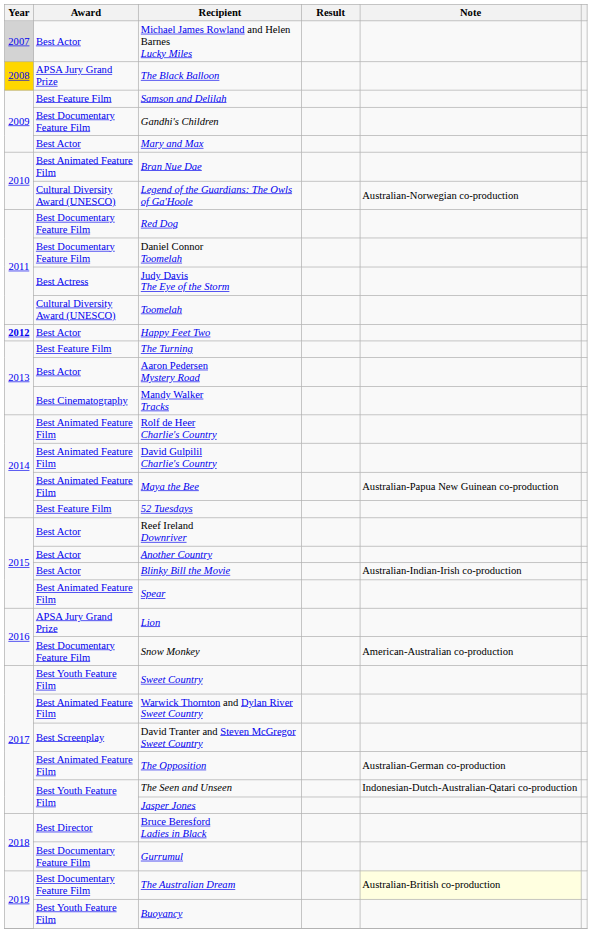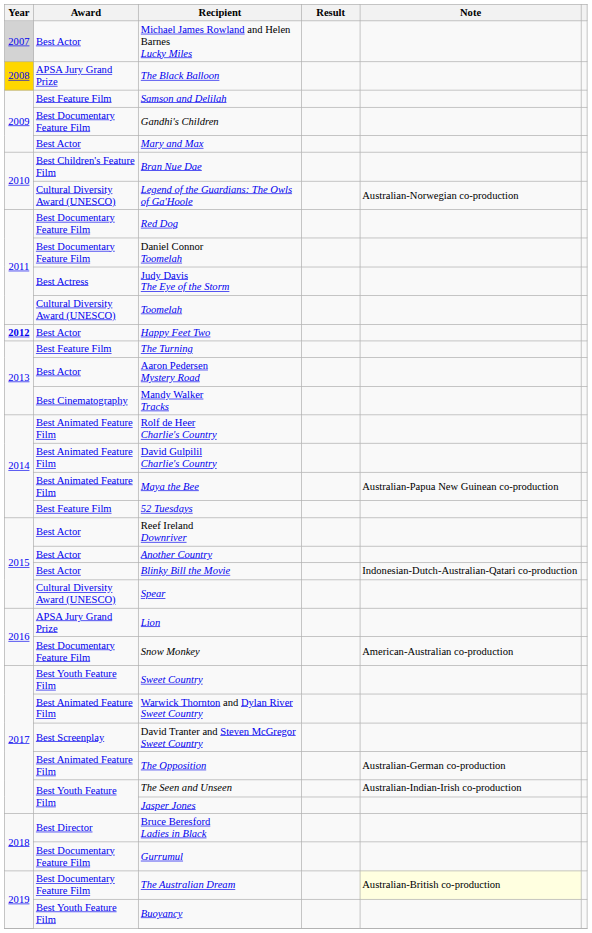(84, 166) Best Animated Feature Film -> (85, 166) Best Children's Feature Film
(442, 571) Australian-Indian-Irish co-production -> (470, 571) Indonesian-Dutch-Australian-Qatari co-production
(84, 594) Best Animated Feature Film -> (76, 594) Cultural Diversity Award (UNESCO)
(470, 788) Indonesian-Dutch-Australian-Qatari co-production -> (442, 788) Australian-Indian-Irish co-production
